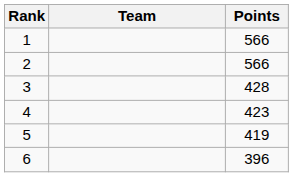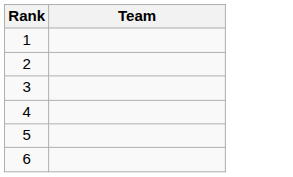- column: (257, 16)
